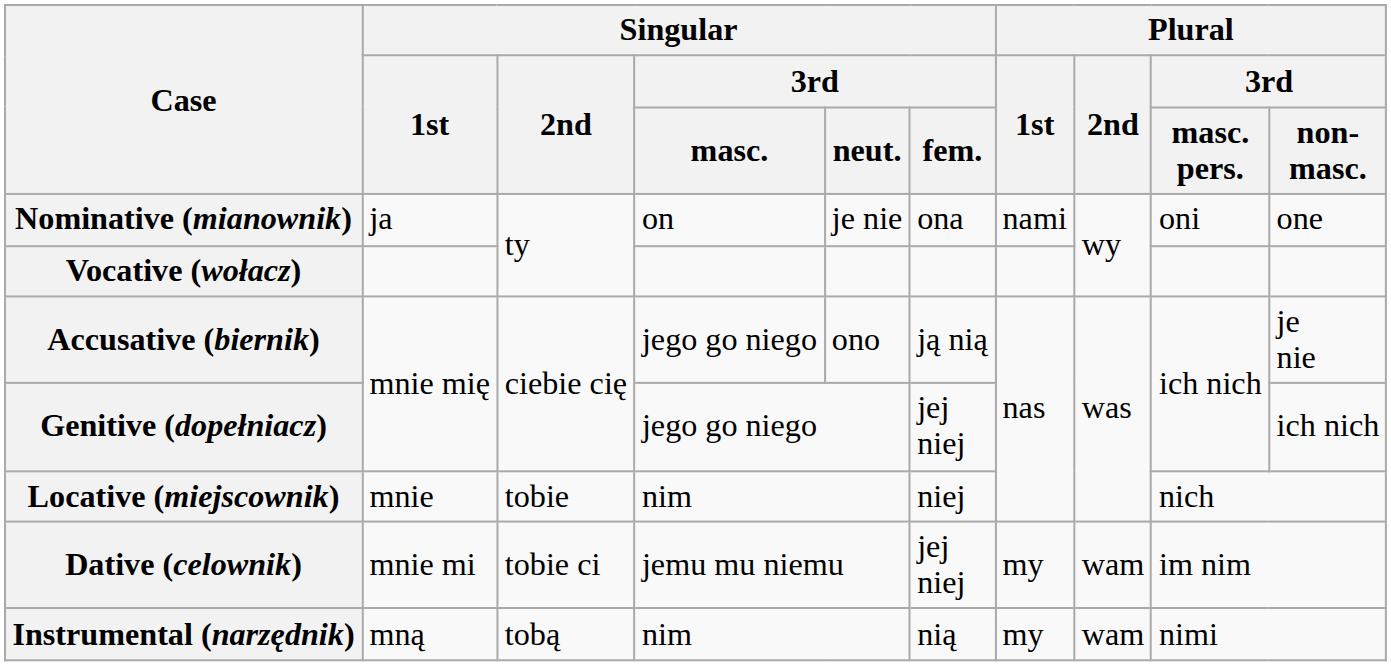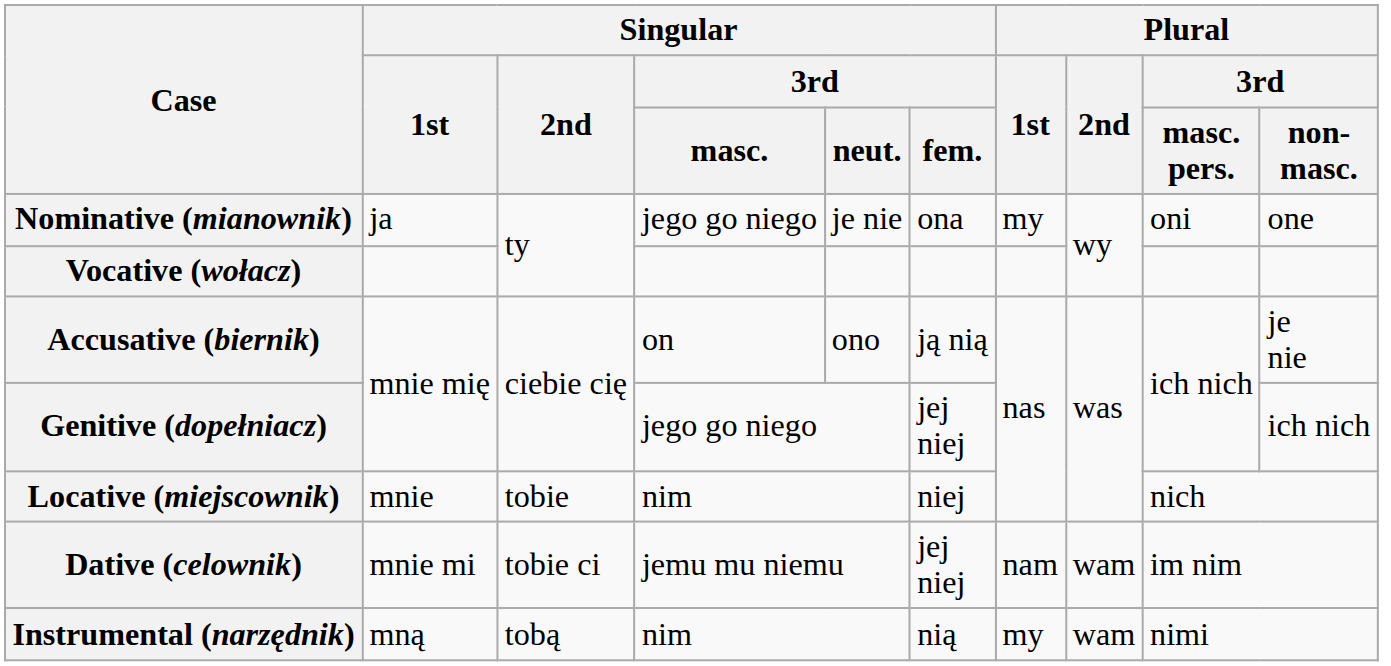(658, 219) on -> (729, 219) jego go niego
(1035, 219) nami -> (1023, 219) my
(729, 339) jego go niego -> (658, 339) on
(1023, 564) my -> (1030, 564) nam
